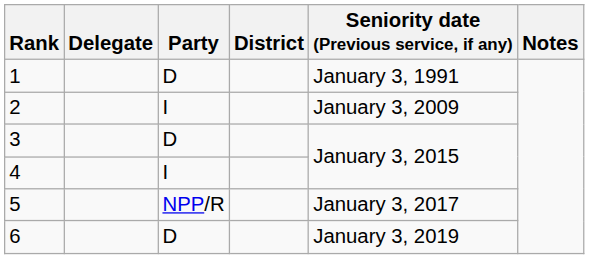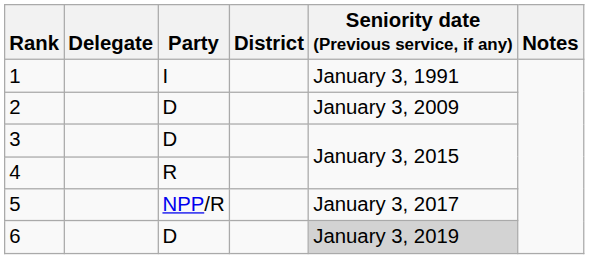(170, 75) D -> (165, 75) I
(165, 107) I -> (170, 107) D
(165, 172) I -> (170, 172) R
(386, 236) no background -> (386, 236) lightgrey background
